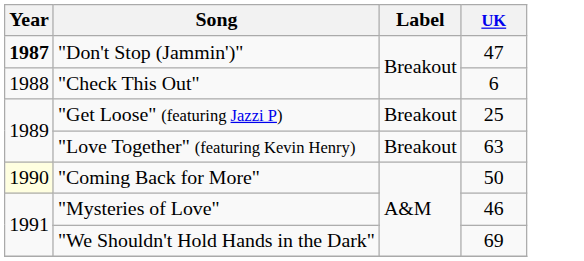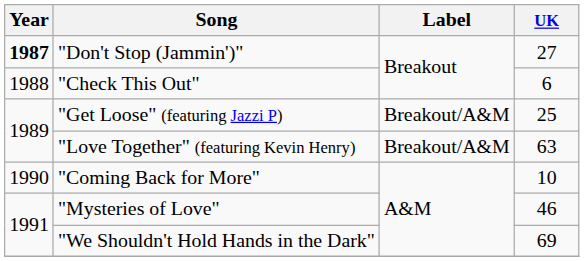(494, 51) 47 -> (547, 51) 27
(420, 114) Breakout -> (447, 114) Breakout/A&M
(420, 146) Breakout -> (447, 146) Breakout/A&M
(29, 177) lightyellow background -> (29, 177) no background
(494, 177) 50 -> (547, 177) 10
